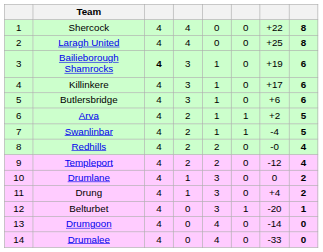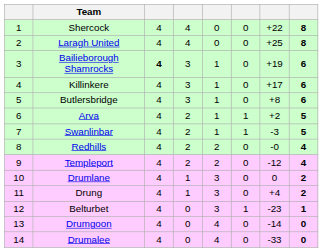(274, 100) +6 -> (274, 100) +8
(274, 131) -4 -> (274, 131) -3
(274, 208) -20 -> (274, 208) -23
